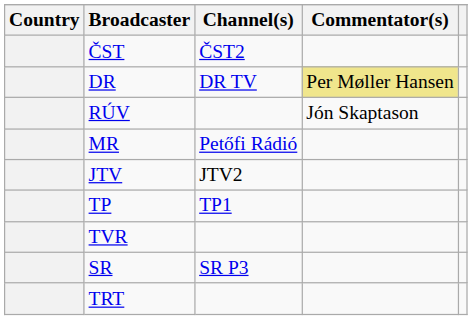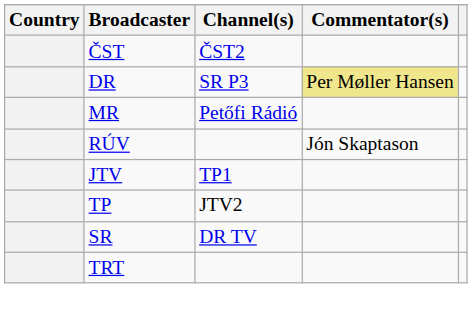(228, 81) DR TV -> (224, 81) SR P3
rows swapped: (104, 143) <-> (109, 112)
(221, 174) JTV2 -> (215, 174) TP1
(215, 205) TP1 -> (221, 205) JTV2
- row: (108, 236)
(224, 267) SR P3 -> (228, 236) DR TV
